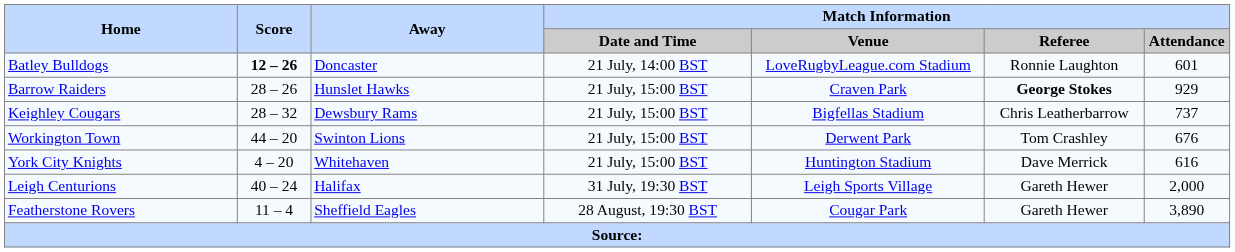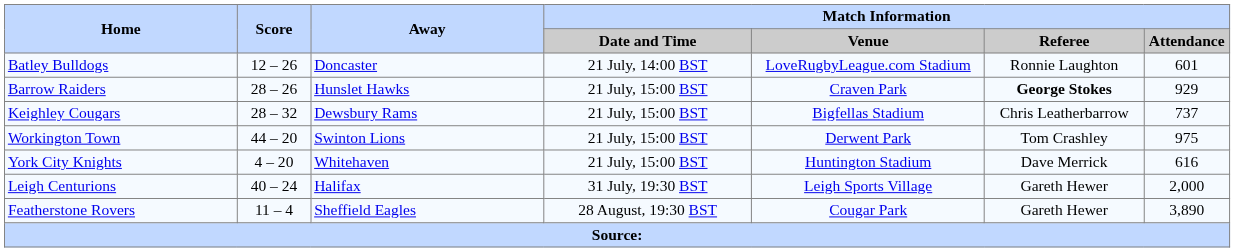(274, 65) bold -> (274, 65) normal
(1187, 137) 676 -> (1187, 137) 975
